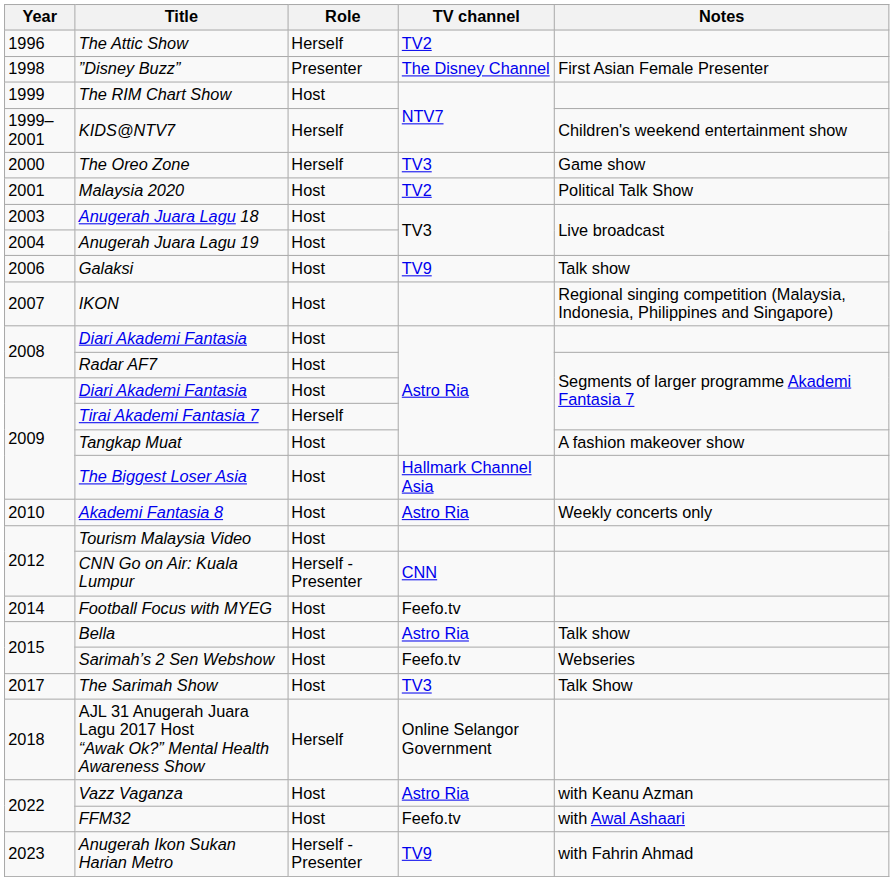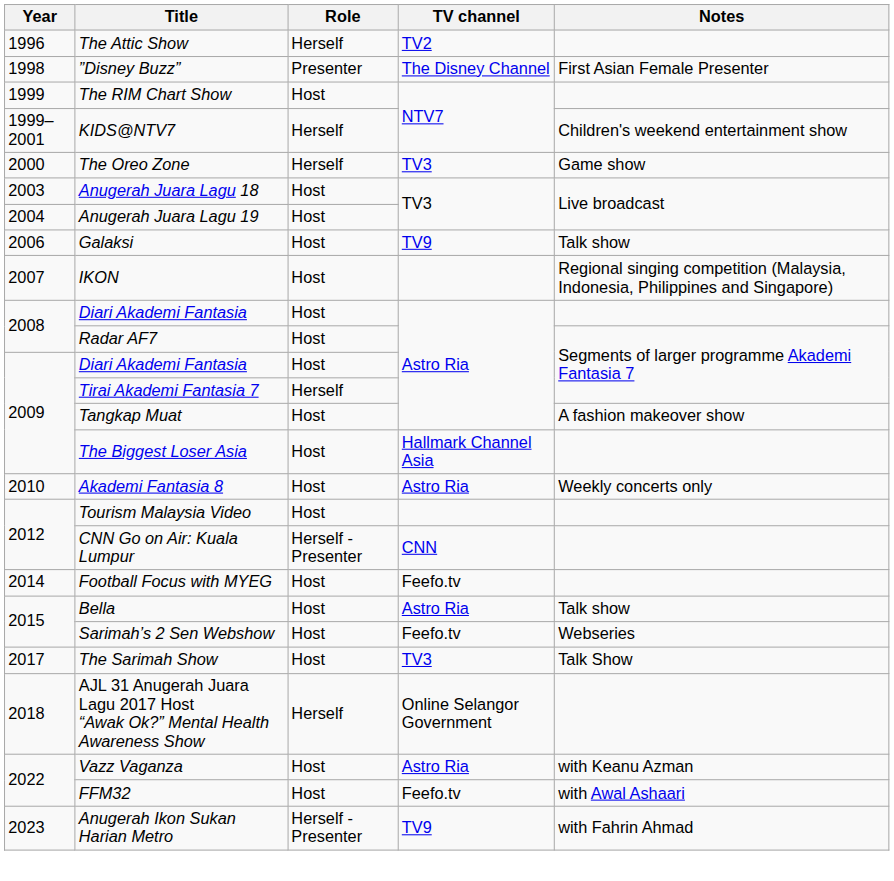- row: (26, 191)
